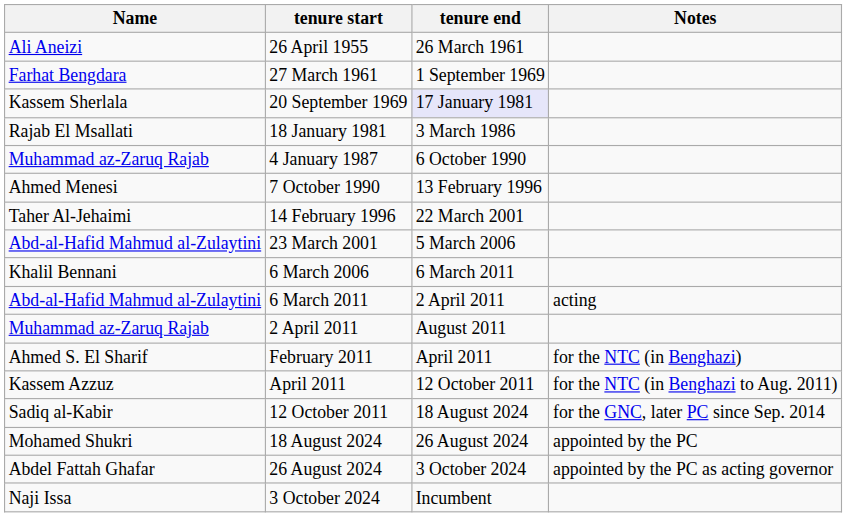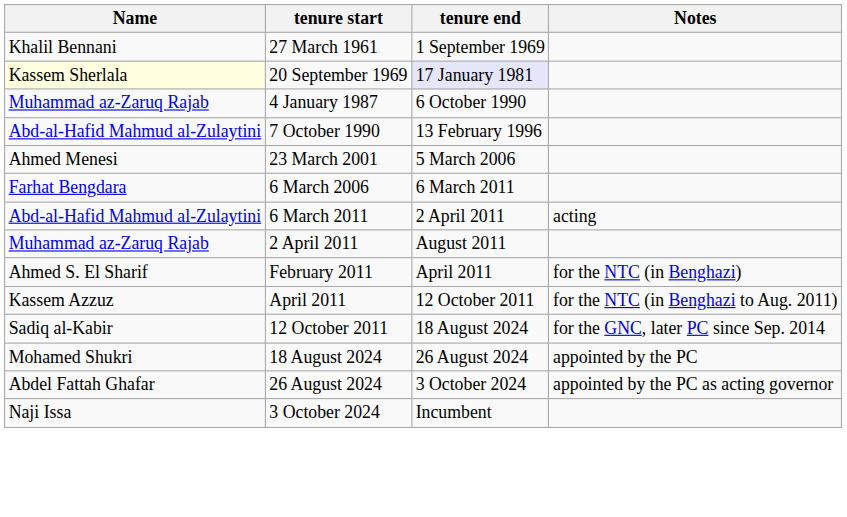- row: (319, 46)
(68, 74) Farhat Bengdara -> (63, 46) Khalil Bennani
(68, 103) no background -> (68, 74) lightyellow background
- row: (328, 131)
(63, 187) Ahmed Menesi -> (135, 131) Abd-al-Hafid Mahmud al-Zulaytini
- row: (332, 215)
(135, 243) Abd-al-Hafid Mahmud al-Zulaytini -> (63, 159) Ahmed Menesi
(63, 272) Khalil Bennani -> (68, 187) Farhat Bengdara
